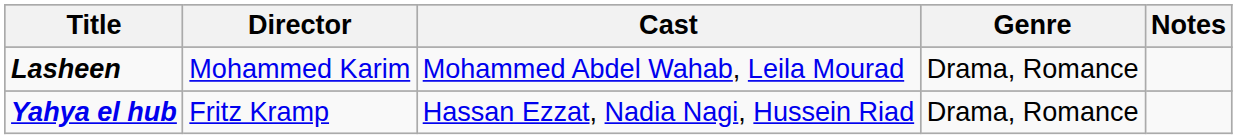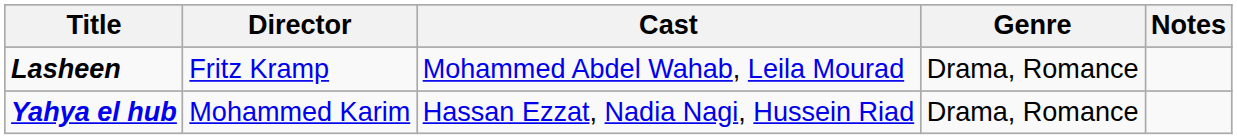(300, 68) Mohammed Karim -> (259, 68) Fritz Kramp
(259, 111) Fritz Kramp -> (300, 111) Mohammed Karim
